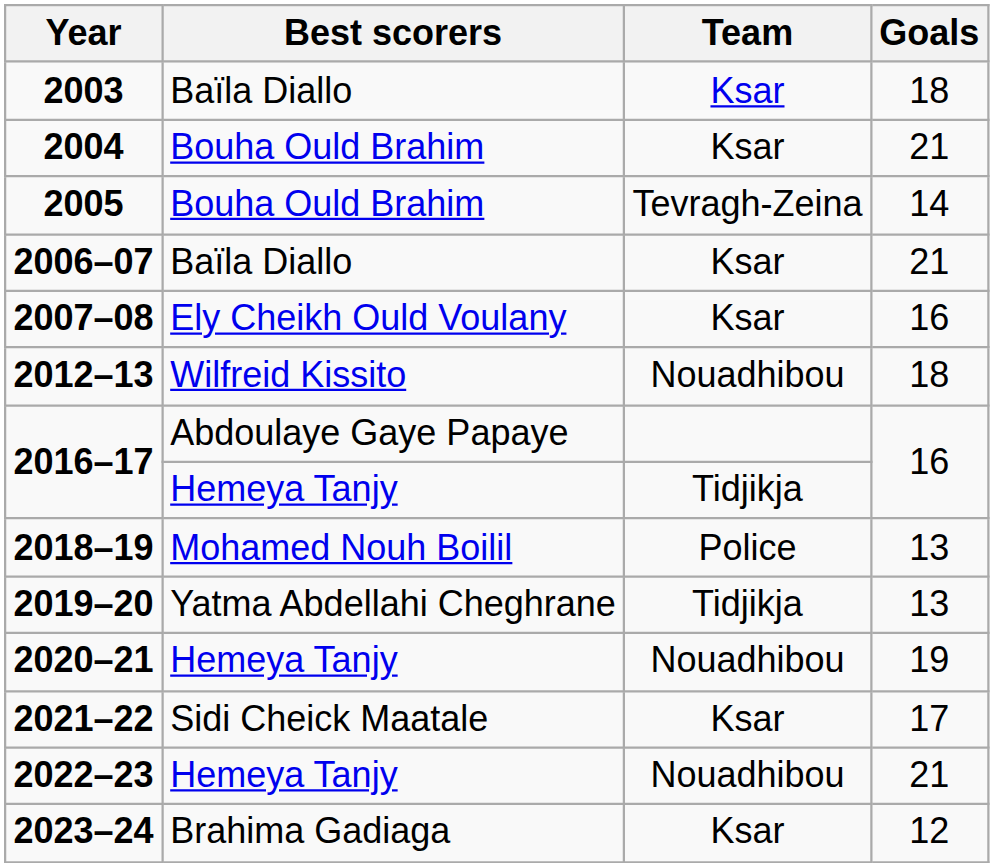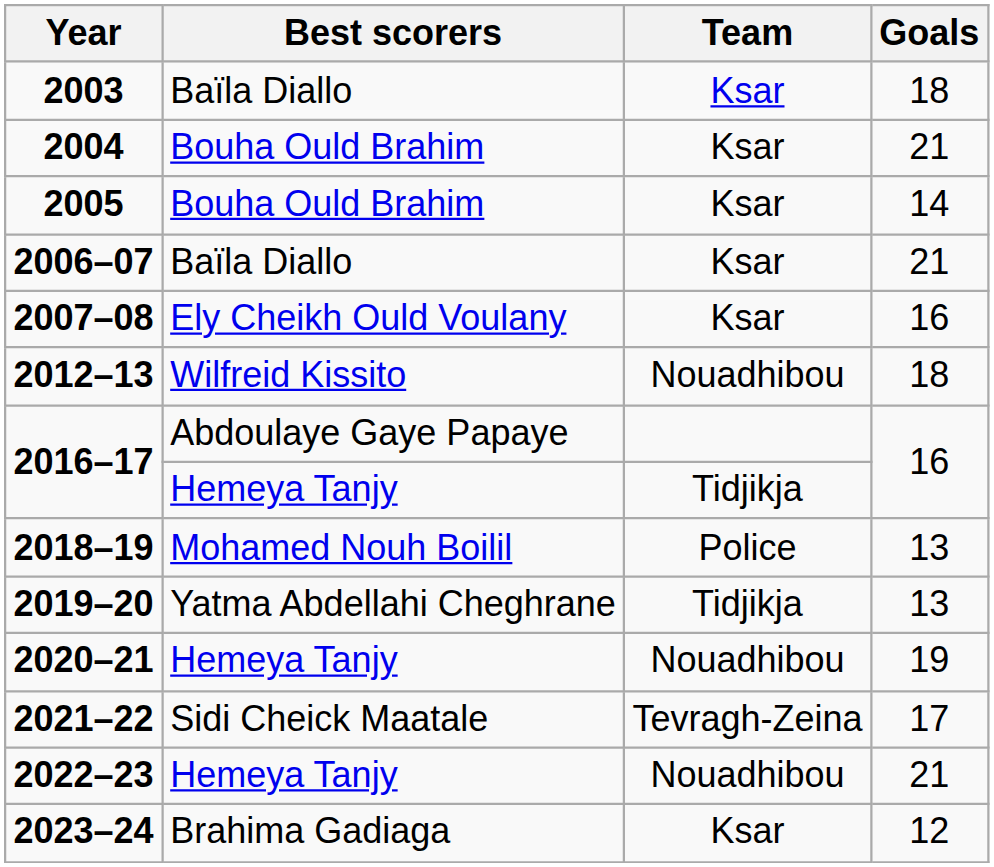(747, 204) Tevragh-Zeina -> (747, 204) Ksar
(747, 718) Ksar -> (747, 718) Tevragh-Zeina
